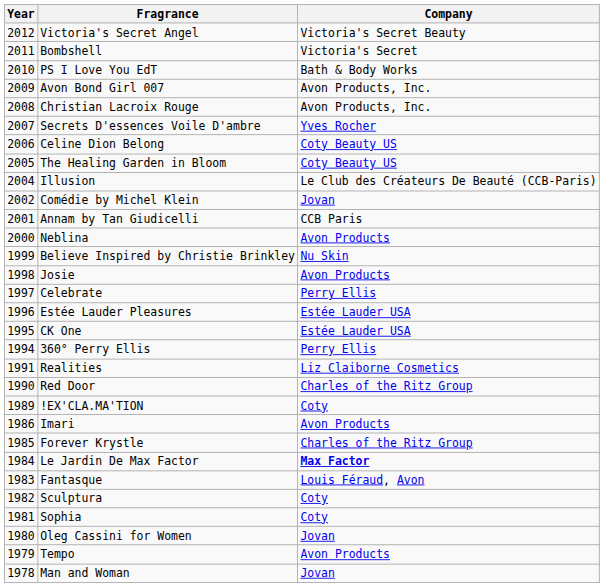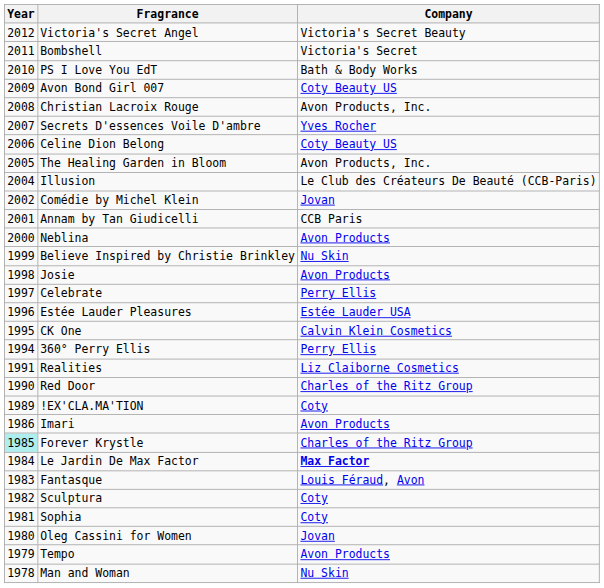(366, 88) Avon Products, Inc. -> (349, 88) Coty Beauty US
(349, 163) Coty Beauty US -> (366, 163) Avon Products, Inc.
(356, 331) Estée Lauder USA -> (376, 331) Calvin Klein Cosmetics
(21, 443) no background -> (21, 443) paleturquoise background
(318, 573) Jovan -> (325, 573) Nu Skin
